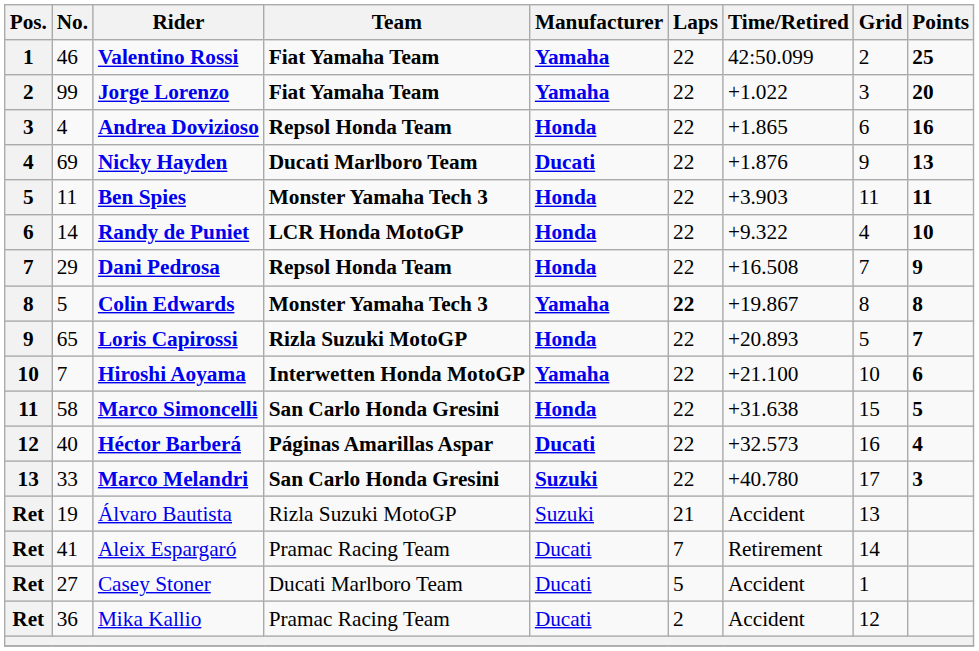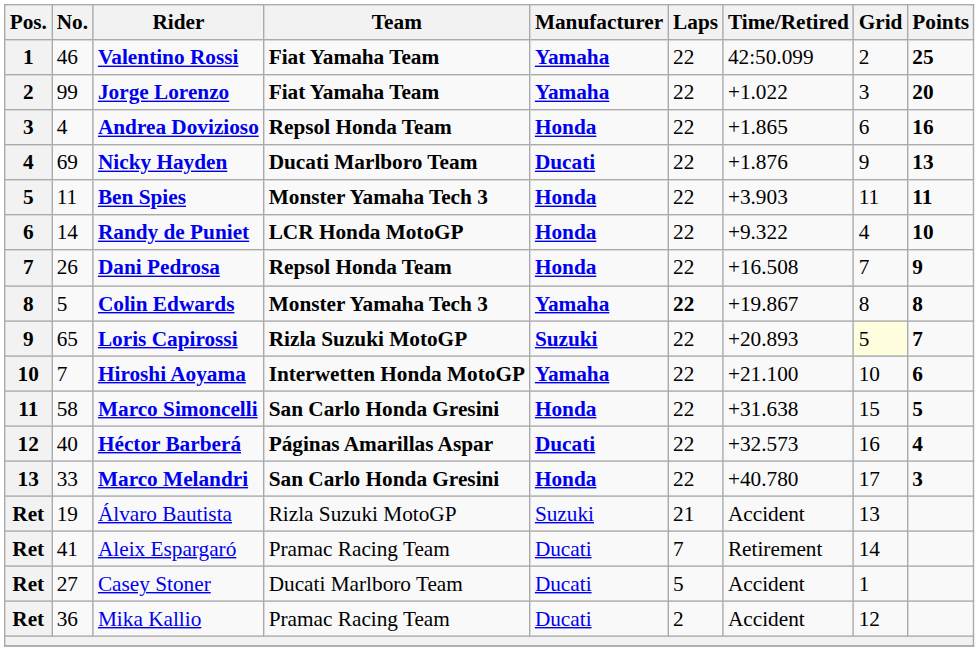(67, 267) 29 -> (67, 267) 26
(566, 338) Honda -> (566, 338) Suzuki
(864, 338) no background -> (864, 338) lightyellow background
(566, 478) Suzuki -> (566, 478) Honda
